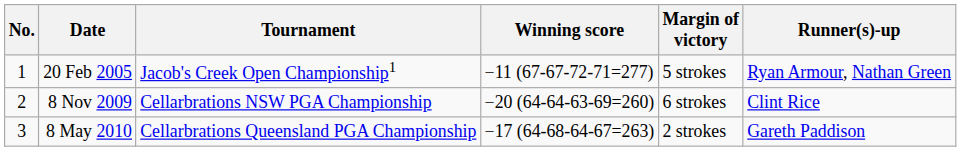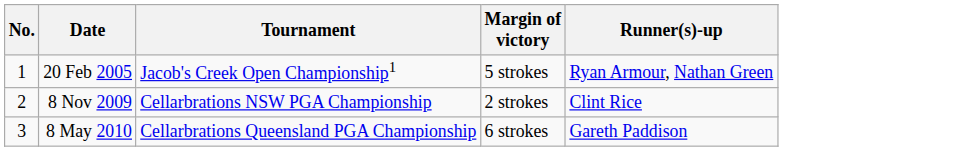- column: (569, 29)
(694, 102) 6 strokes -> (516, 102) 2 strokes
(694, 131) 2 strokes -> (516, 131) 6 strokes
